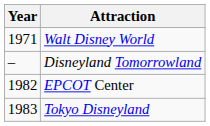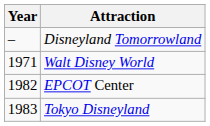rows swapped: (123, 62) <-> (99, 39)
